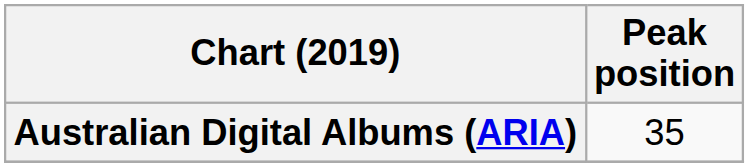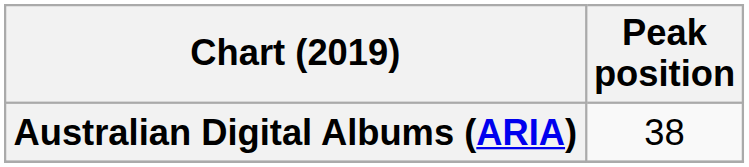(665, 131) 35 -> (665, 131) 38
